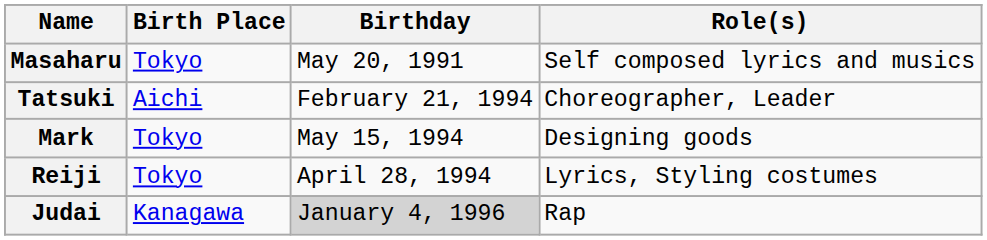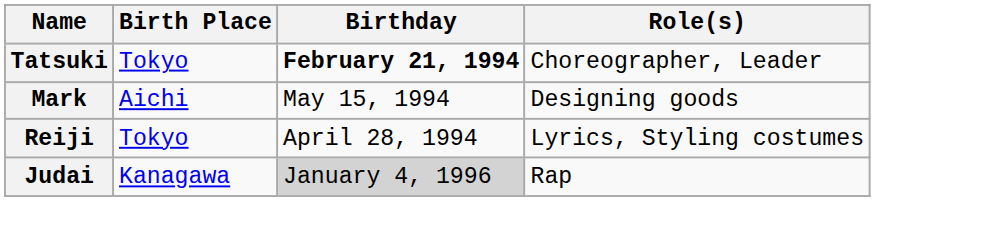- row: (66, 62)
(168, 100) Aichi -> (154, 62) Tokyo
(415, 100) normal -> (401, 62) bold
(168, 139) Tokyo -> (154, 100) Aichi
